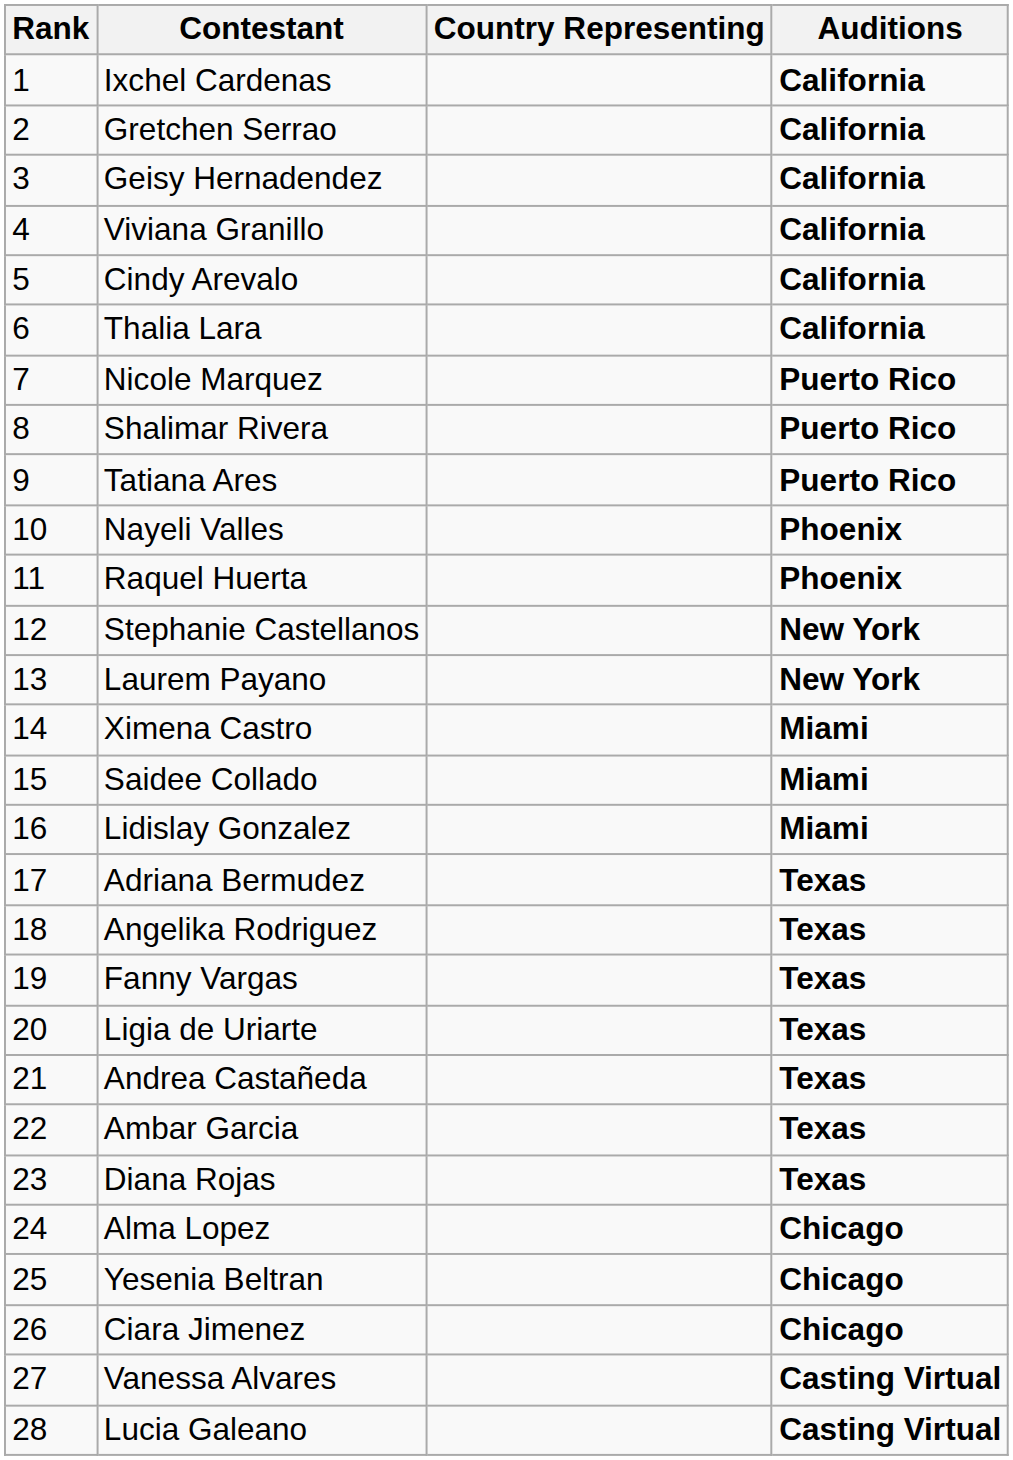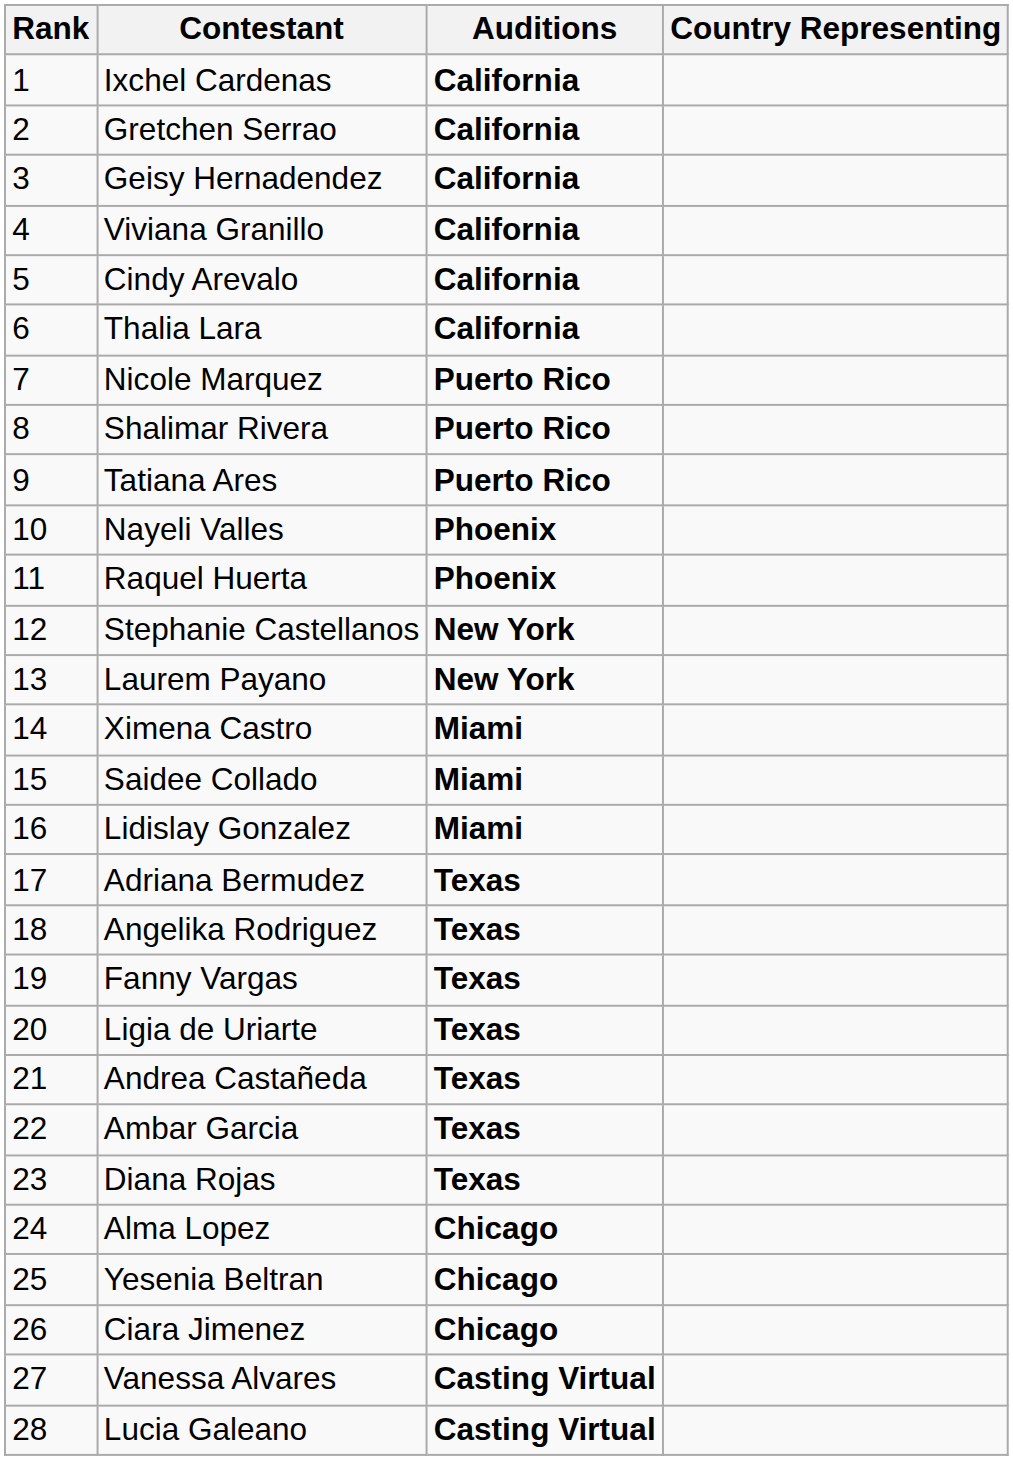columns swapped: (599, 29) <-> (890, 29)
